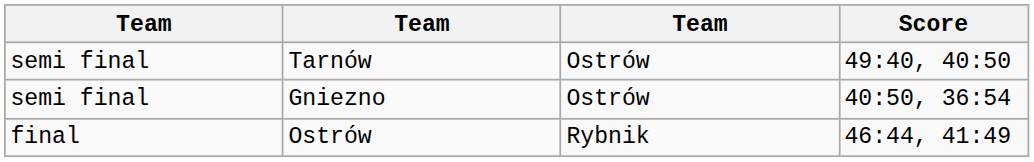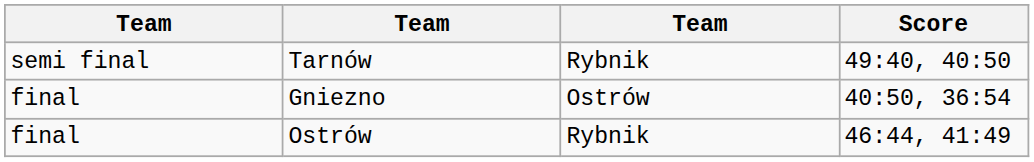(608, 61) Ostrów -> (608, 61) Rybnik
(80, 99) semi final -> (45, 99) final
